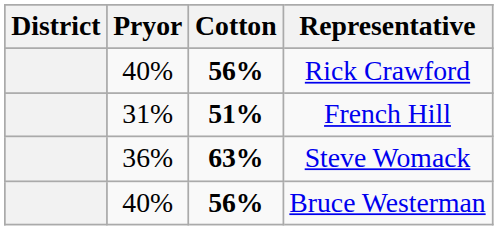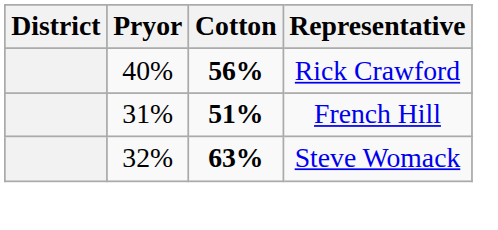(148, 158) 36% -> (148, 158) 32%
- row: (388, 202)
